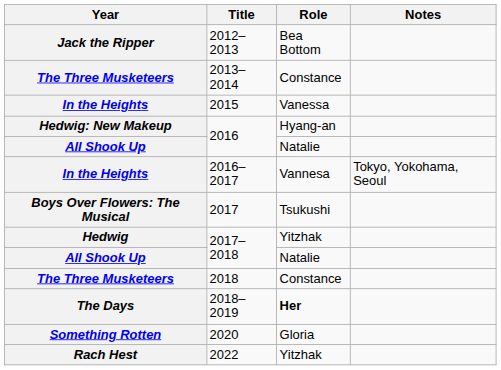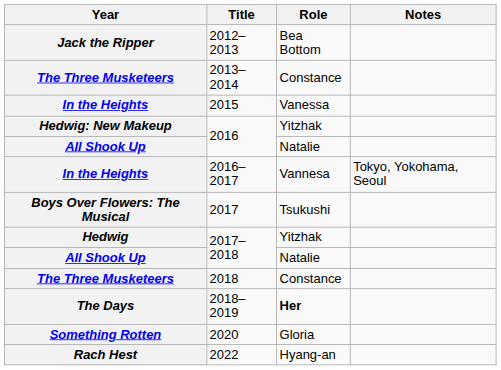(308, 126) Hyang-an -> (301, 126) Yitzhak
(301, 354) Yitzhak -> (308, 354) Hyang-an
